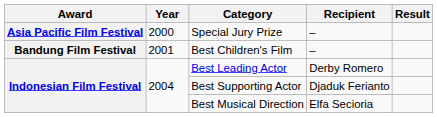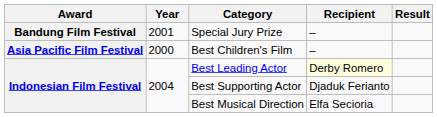(75, 32) Asia Pacific Film Festival -> (75, 32) Bandung Film Festival
(161, 32) 2000 -> (161, 32) 2001
(75, 50) Bandung Film Festival -> (75, 50) Asia Pacific Film Festival
(161, 50) 2001 -> (161, 50) 2000
(346, 68) no background -> (346, 68) lightyellow background
